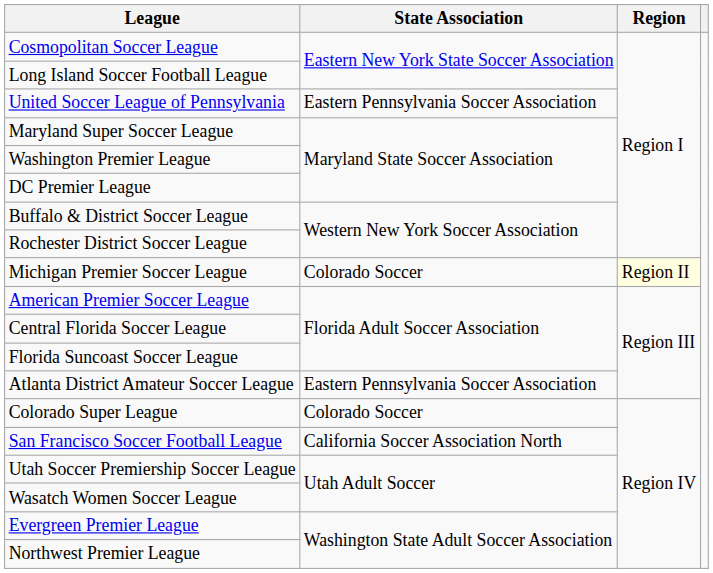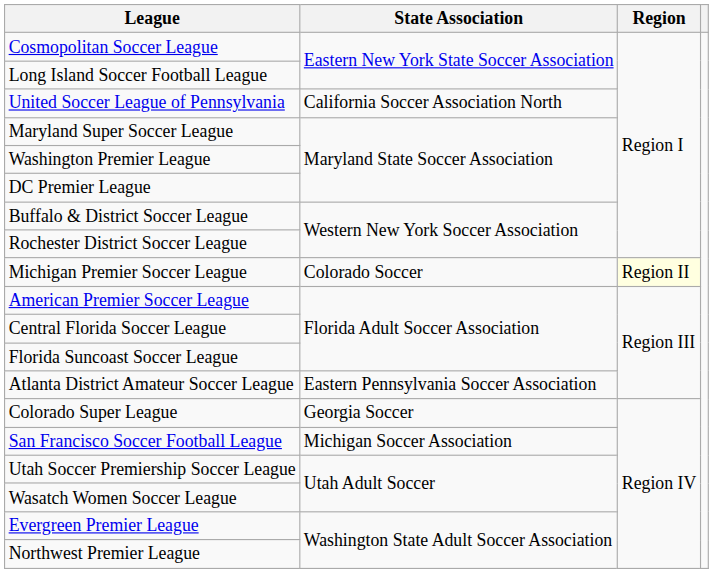(450, 103) Eastern Pennsylvania Soccer Association -> (433, 103) California Soccer Association North
(363, 412) Colorado Soccer -> (359, 412) Georgia Soccer
(433, 441) California Soccer Association North -> (408, 441) Michigan Soccer Association
